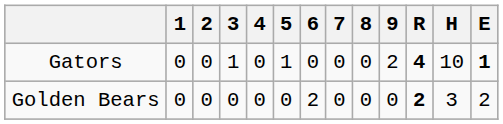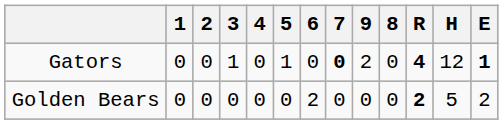columns swapped: (366, 24) <-> (392, 24)
(339, 62) normal -> (339, 62) bold
(452, 62) 10 -> (452, 62) 12
(452, 100) 3 -> (452, 100) 5
